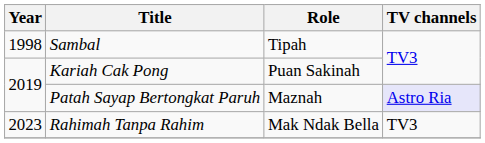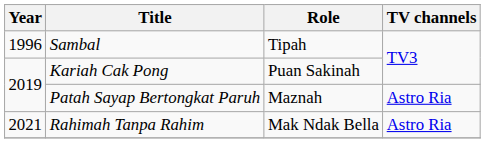(25, 44) 1998 -> (25, 44) 1996
(419, 97) lavender background -> (419, 97) no background
(25, 124) 2023 -> (25, 124) 2021
(402, 124) TV3 -> (419, 124) Astro Ria
